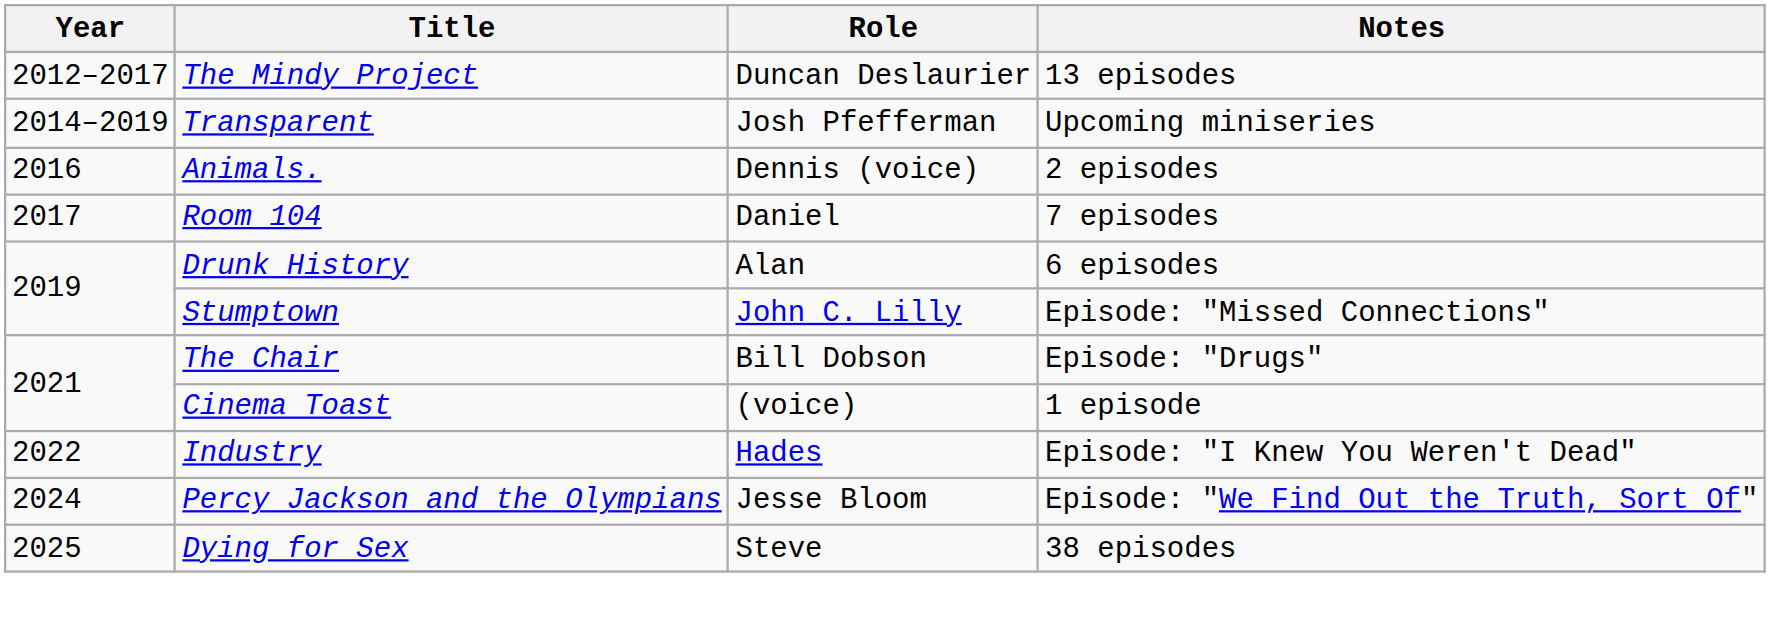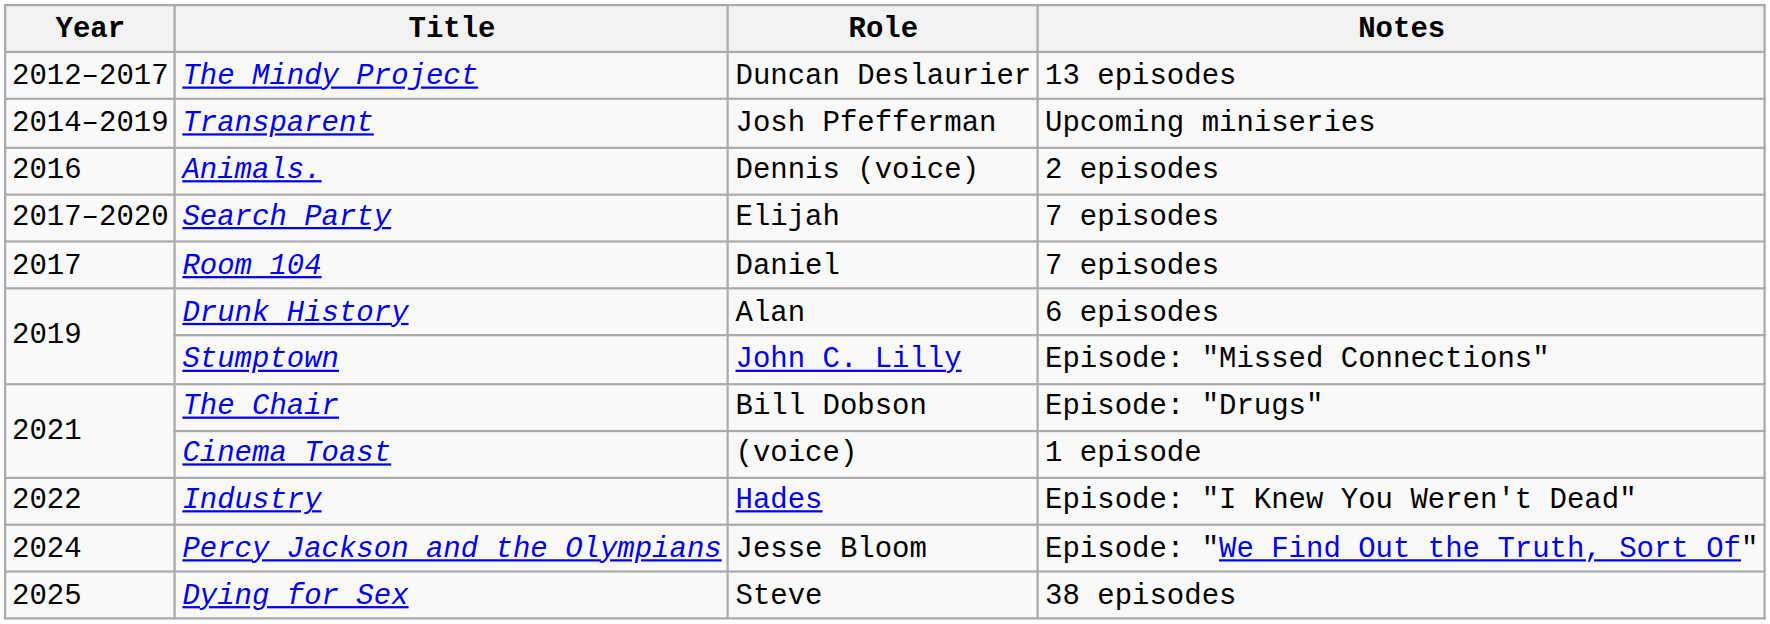+ row: (287, 218)
